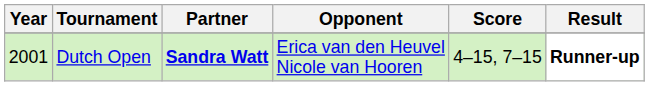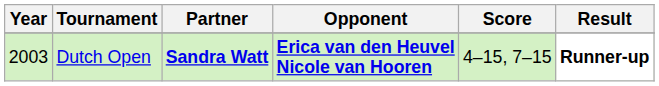(28, 57) 2001 -> (28, 57) 2003
(361, 57) normal -> (366, 57) bold
